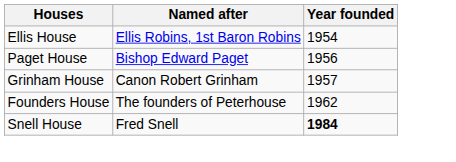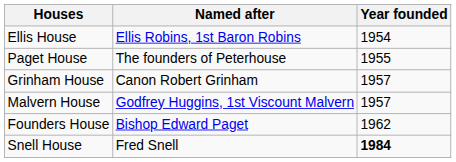(182, 59) Bishop Edward Paget -> (201, 59) The founders of Peterhouse
(322, 59) 1956 -> (376, 59) 1955
+ row: (54, 102)
(201, 102) The founders of Peterhouse -> (182, 124) Bishop Edward Paget
